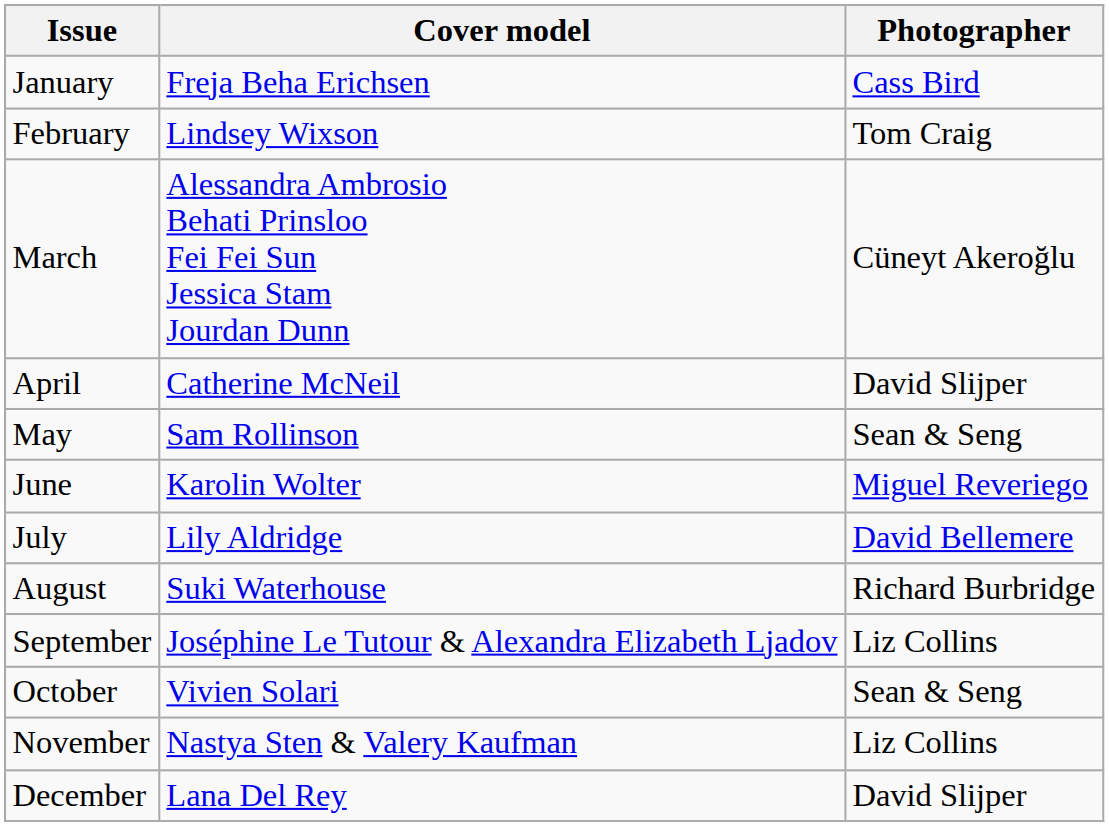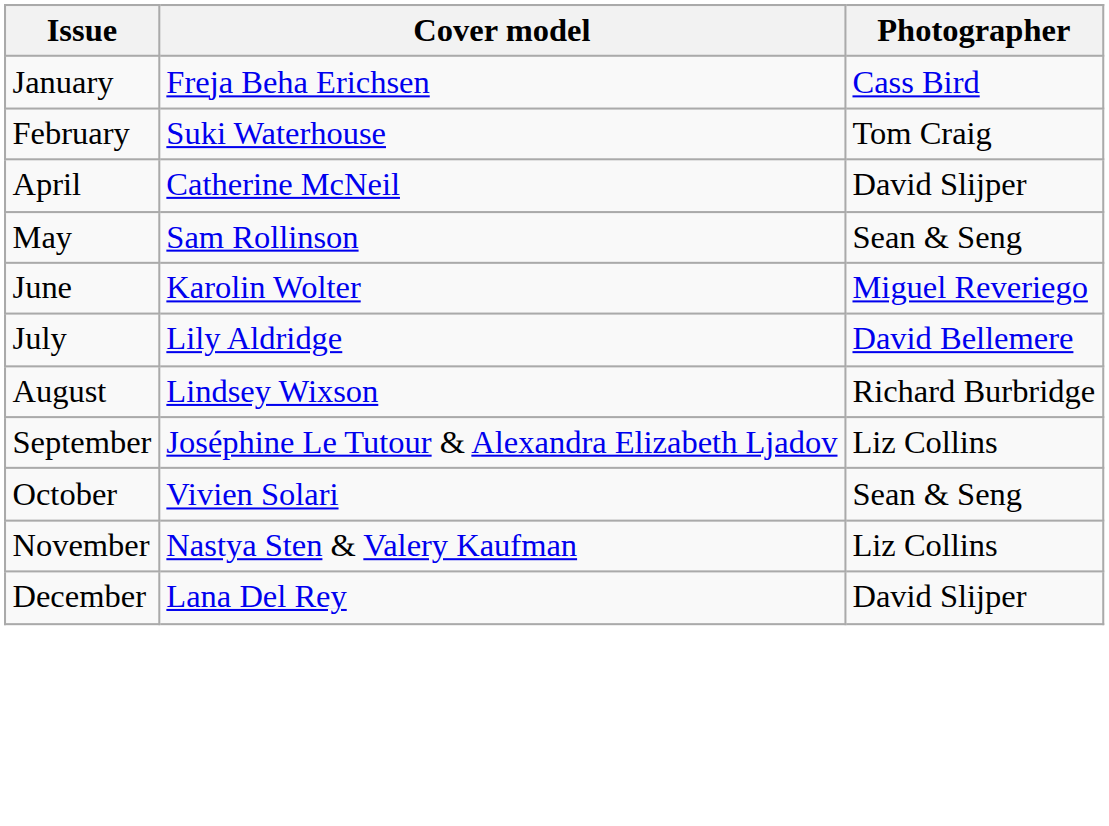(272, 133) Lindsey Wixson -> (276, 133) Suki Waterhouse
- row: (55, 257)
(276, 588) Suki Waterhouse -> (272, 390) Lindsey Wixson
